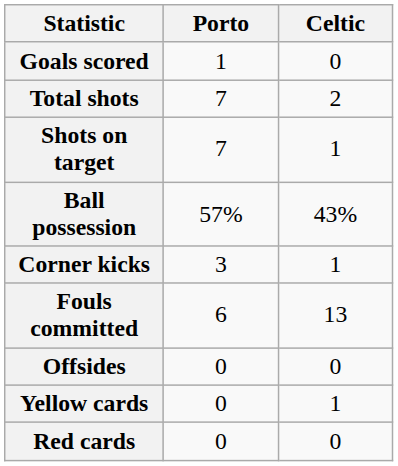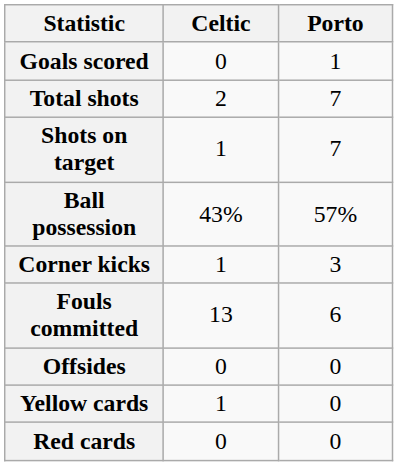columns swapped: (335, 23) <-> (221, 23)
